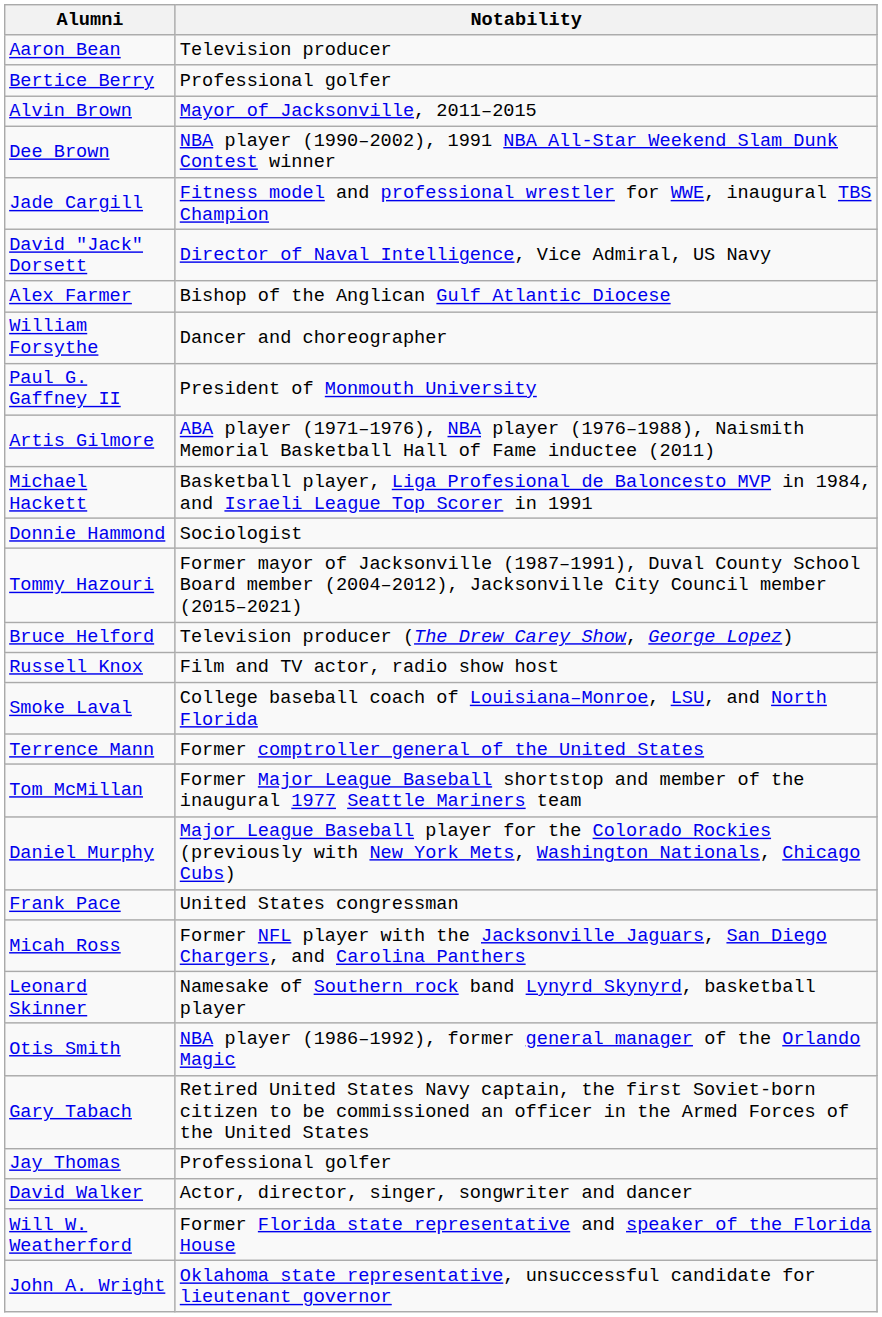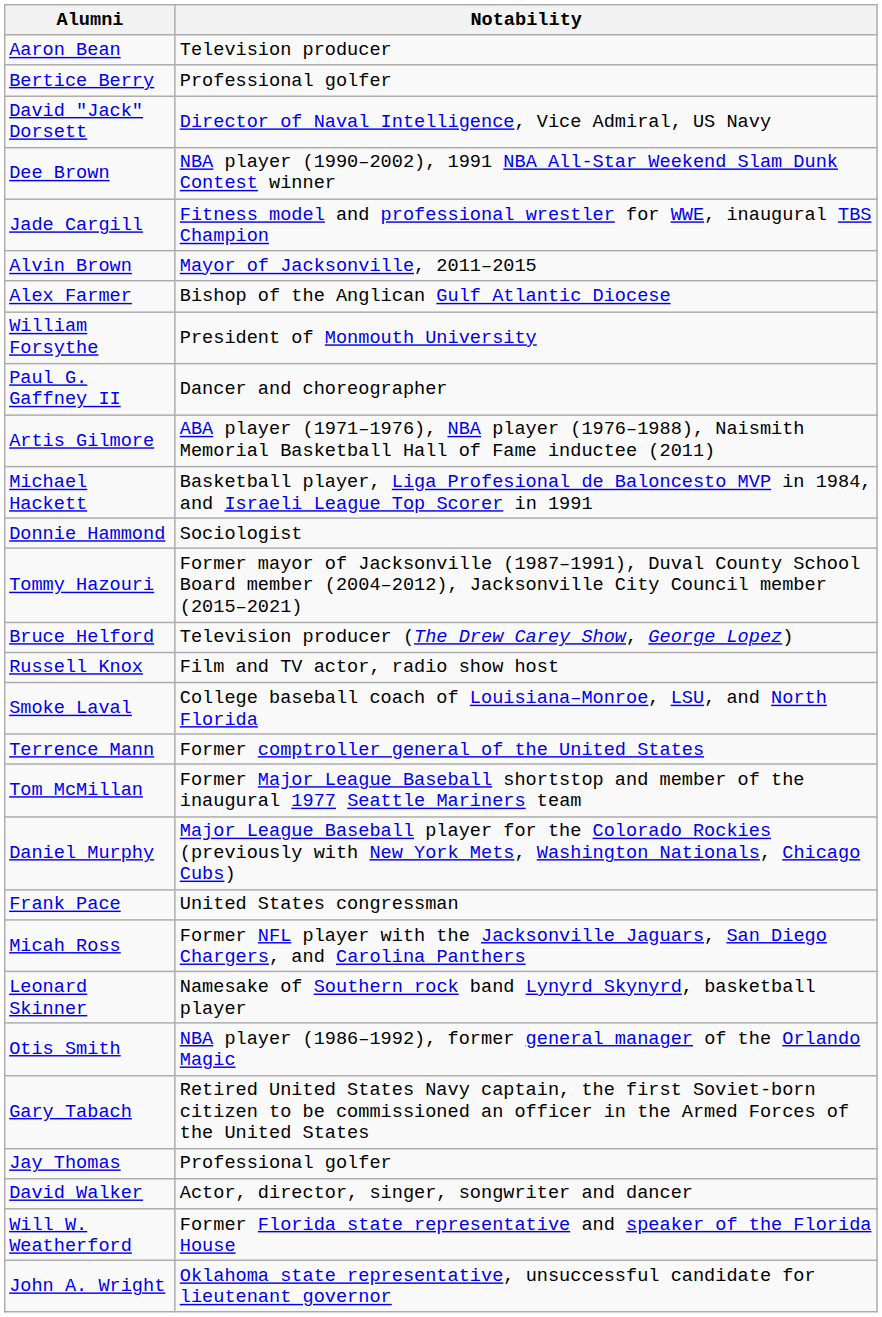rows swapped: (71, 111) <-> (76, 255)
(314, 337) Dancer and choreographer -> (358, 337) President of Monmouth University
(358, 389) President of Monmouth University -> (314, 389) Dancer and choreographer
